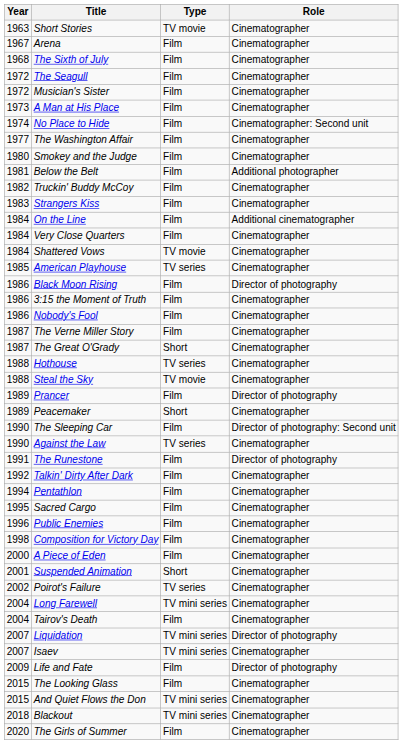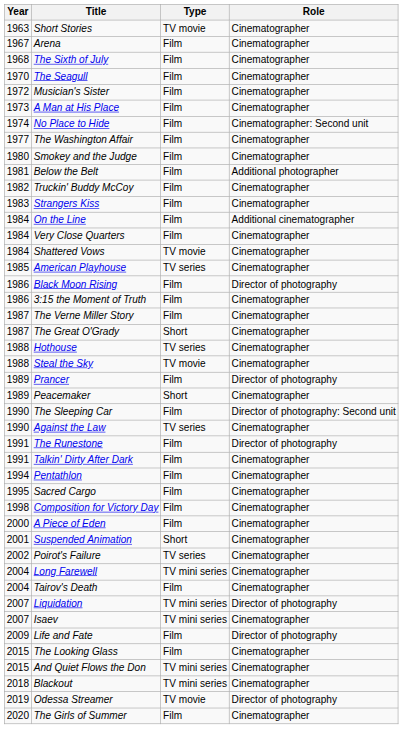(18, 76) 1972 -> (18, 76) 1970
- row: (66, 316)
(18, 476) 1992 -> (18, 460) 1991
- row: (68, 524)
+ row: (73, 699)
